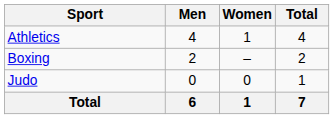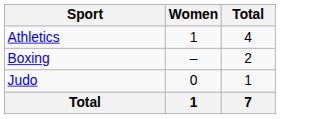- column: (192, 15)
